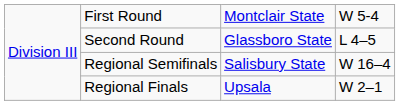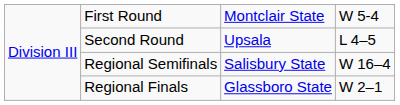(278, 40) Glassboro State -> (248, 40) Upsala
(248, 87) Upsala -> (278, 87) Glassboro State
